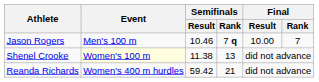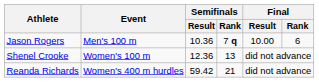(201, 41) 10.46 -> (201, 41) 10.36
(298, 41) 7 -> (298, 41) 6
(117, 56) lightyellow background -> (117, 56) no background
(201, 56) 11.38 -> (201, 56) 12.36
